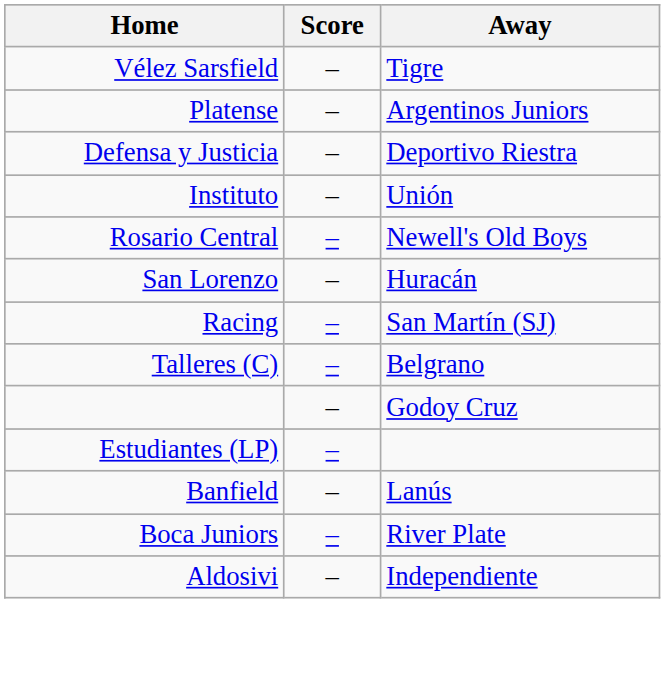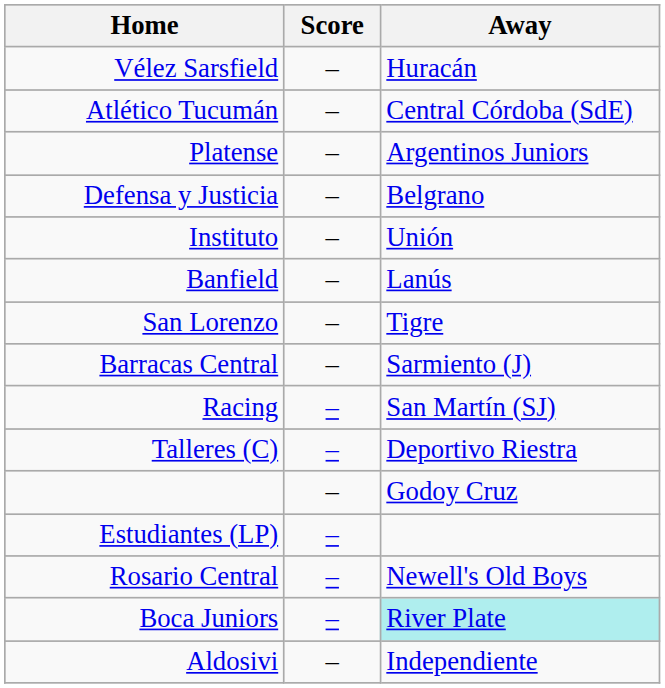(415, 68) Tigre -> (432, 68) Huracán
+ row: (182, 110)
(482, 152) Deportivo Riestra -> (435, 195) Belgrano
rows swapped: (194, 237) <-> (232, 491)
(432, 279) Huracán -> (415, 322) Tigre
+ row: (189, 364)
(435, 364) Belgrano -> (482, 449) Deportivo Riestra
(446, 534) no background -> (446, 618) paleturquoise background
